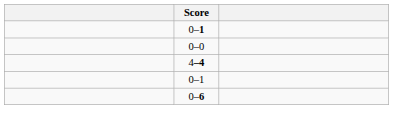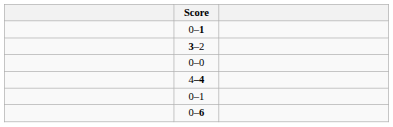+ row: (89, 46)
